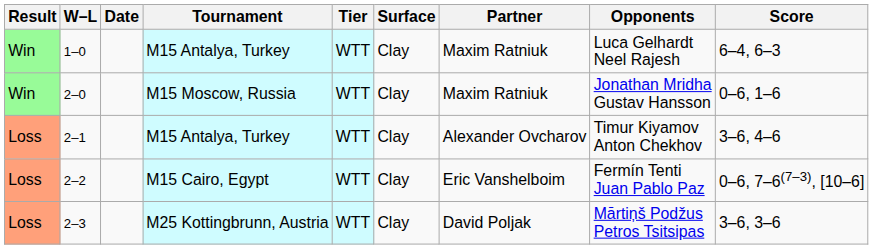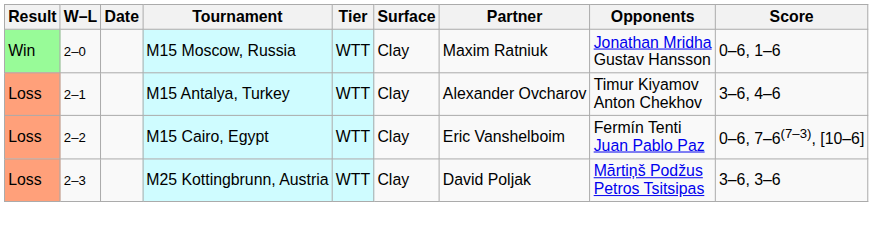- row: (75, 52)
